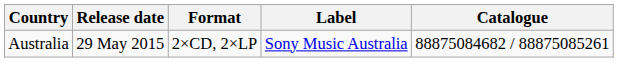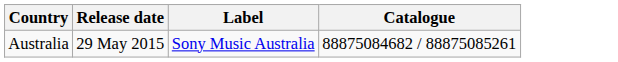- column: (215, 17)
